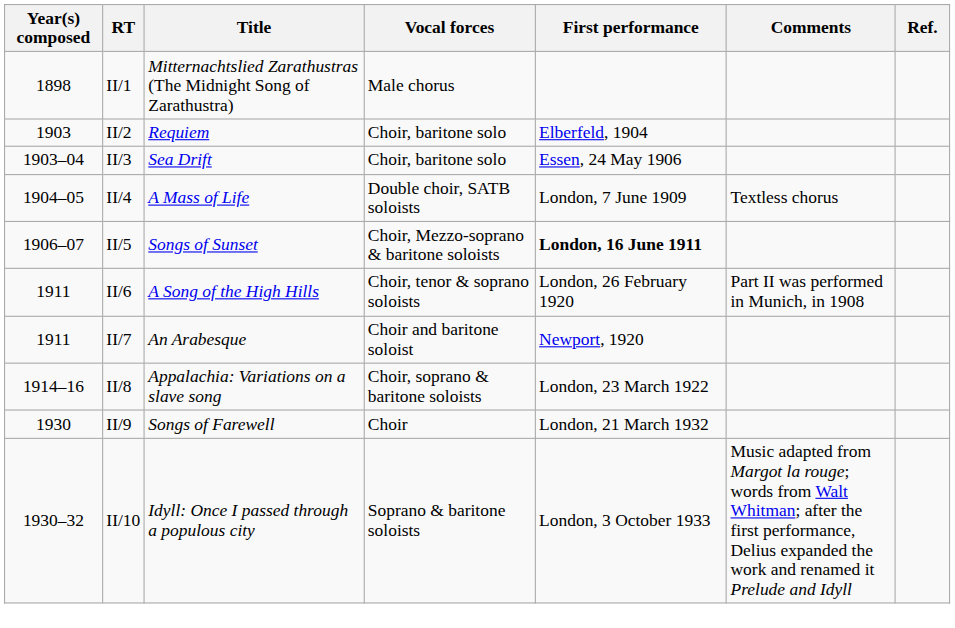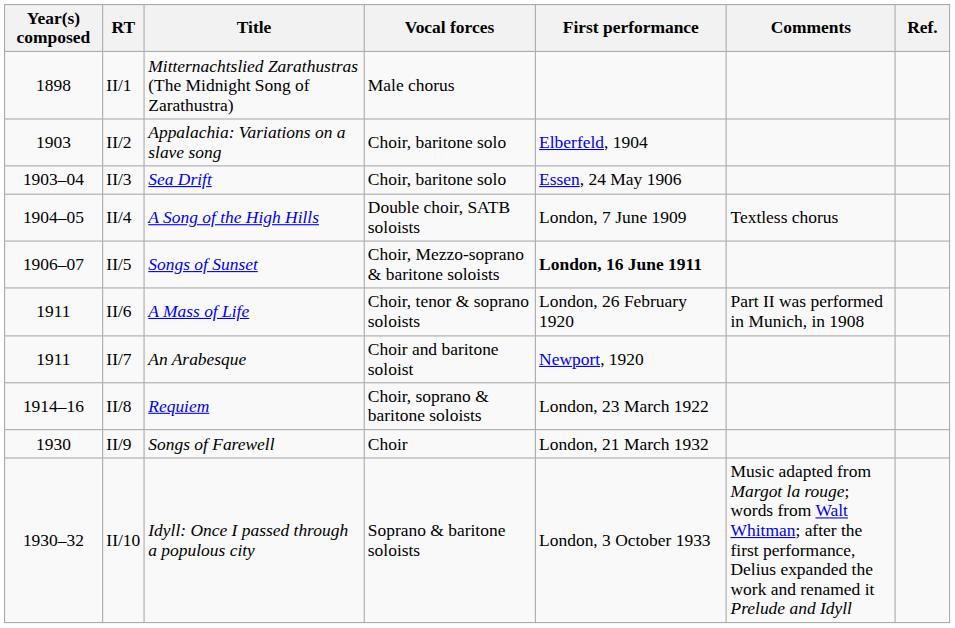(179, 132) Requiem -> (247, 142) Appalachia: Variations on a slave song
(199, 197) A Mass of Life -> (234, 217) A Song of the High Hills
(234, 292) A Song of the High Hills -> (199, 311) A Mass of Life
(247, 386) Appalachia: Variations on a slave song -> (179, 406) Requiem
